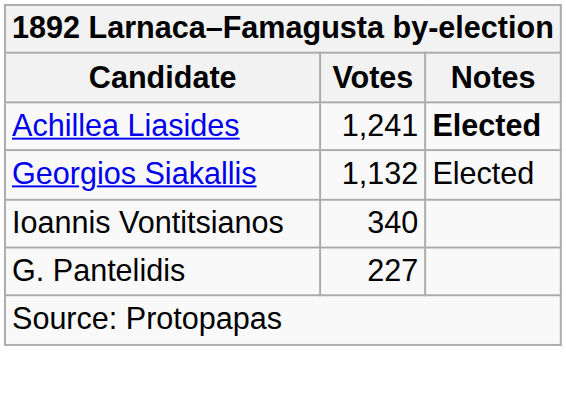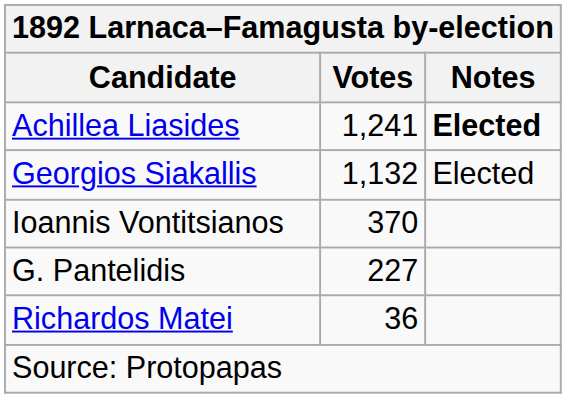(393, 222) 340 -> (393, 222) 370
+ row: (122, 319)
